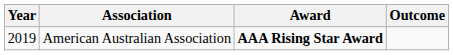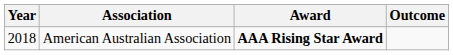(22, 38) 2019 -> (22, 38) 2018
